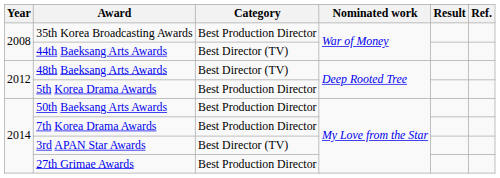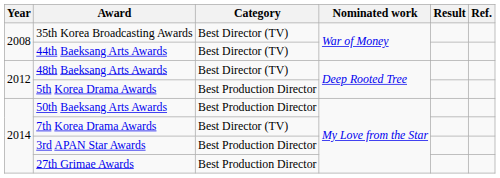(257, 32) Best Production Director -> (243, 32) Best Director (TV)
(257, 126) Best Production Director -> (243, 126) Best Director (TV)
(243, 145) Best Director (TV) -> (257, 145) Best Production Director
